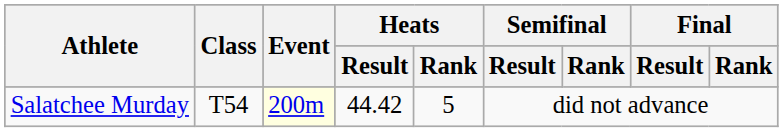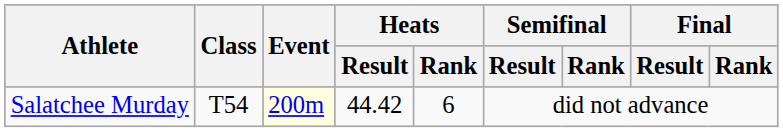(449, 106) 5 -> (449, 106) 6
